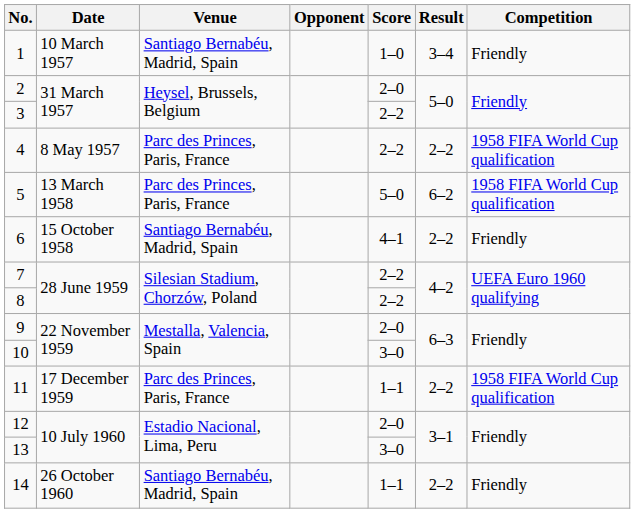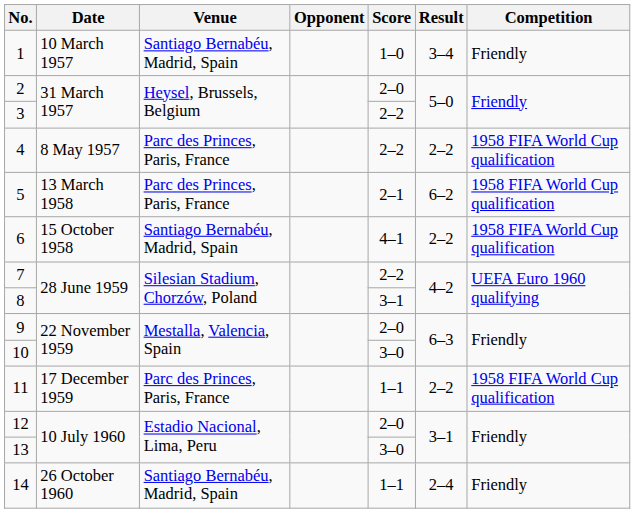(392, 194) 5–0 -> (392, 194) 2–1
(499, 239) Friendly -> (545, 239) 1958 FIFA World Cup qualification
(392, 300) 2–2 -> (392, 300) 3–1
(441, 485) 2–2 -> (441, 485) 2–4
